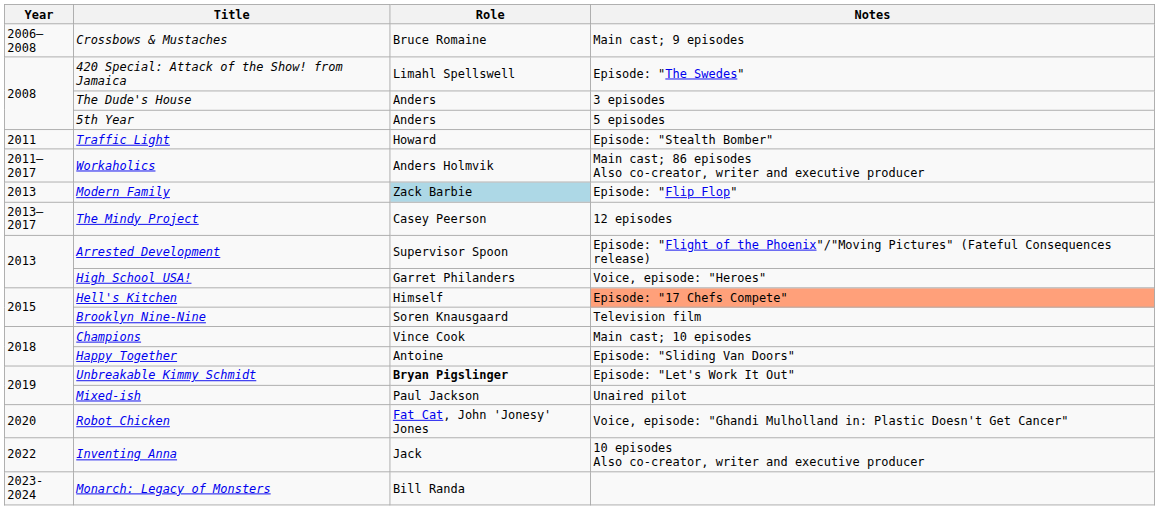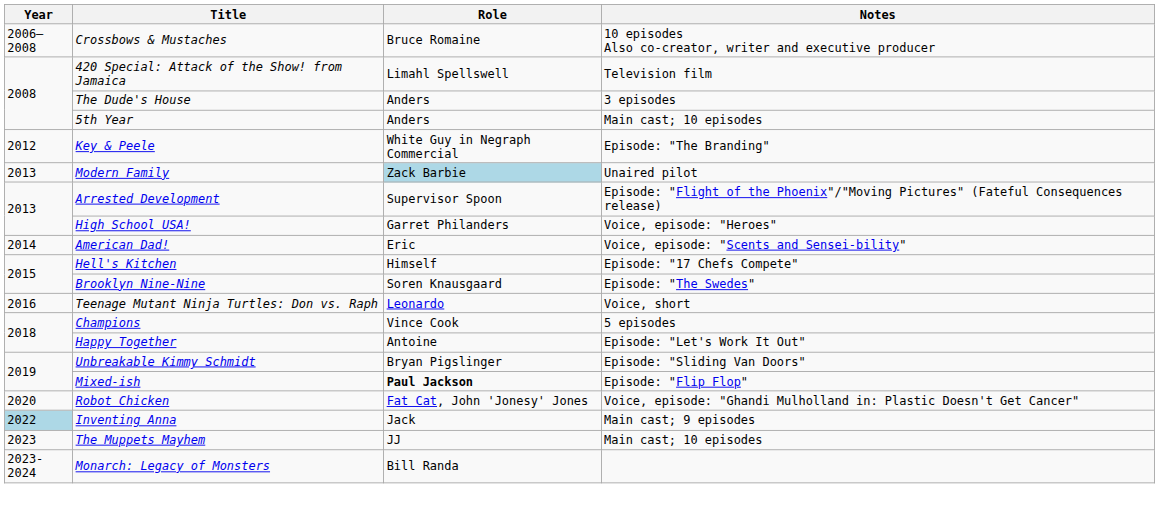(669, 41) Main cast; 9 episodes -> (770, 41) 10 episodes Also co-creator, writer and executive producer
(669, 74) Episode: "The Swedes" -> (658, 74) Television film
(629, 120) 5 episodes -> (683, 120) Main cast; 10 episodes
- row: (123, 139)
- row: (116, 166)
+ row: (115, 146)
(665, 192) Episode: "Flip Flop" -> (651, 173) Unaired pilot
- row: (137, 218)
+ row: (122, 245)
(691, 298) lightsalmon background -> (701, 264) no background
(647, 317) Television film -> (680, 284) Episode: "The Swedes"
+ row: (227, 303)
(673, 337) Main cast; 10 episodes -> (640, 323) 5 episodes
(694, 356) Episode: "Sliding Van Doors" -> (705, 342) Episode: "Let's Work It Out"
(451, 376) bold -> (444, 362) normal
(694, 376) Episode: "Let's Work It Out" -> (705, 362) Episode: "Sliding Van Doors"
(436, 395) normal -> (430, 381) bold
(640, 395) Unaired pilot -> (676, 381) Episode: "Flip Flop"
(22, 455) no background -> (22, 420) lightblue background
(759, 455) 10 episodes Also co-creator, writer and executive producer -> (680, 420) Main cast; 9 episodes
+ row: (140, 440)
